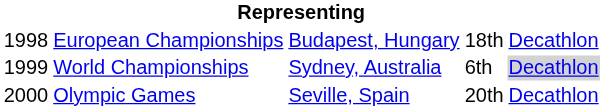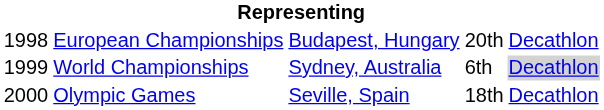(484, 40) 18th -> (484, 40) 20th
(484, 95) 20th -> (484, 95) 18th
